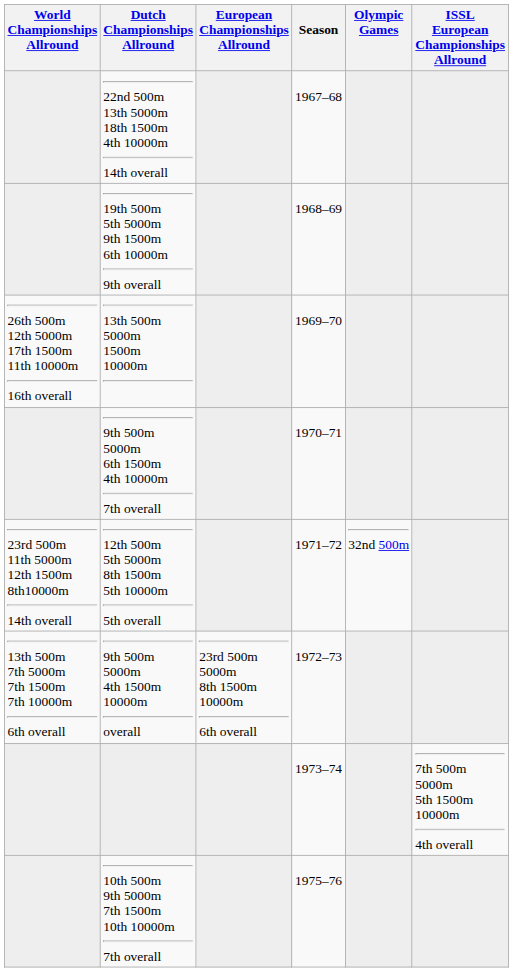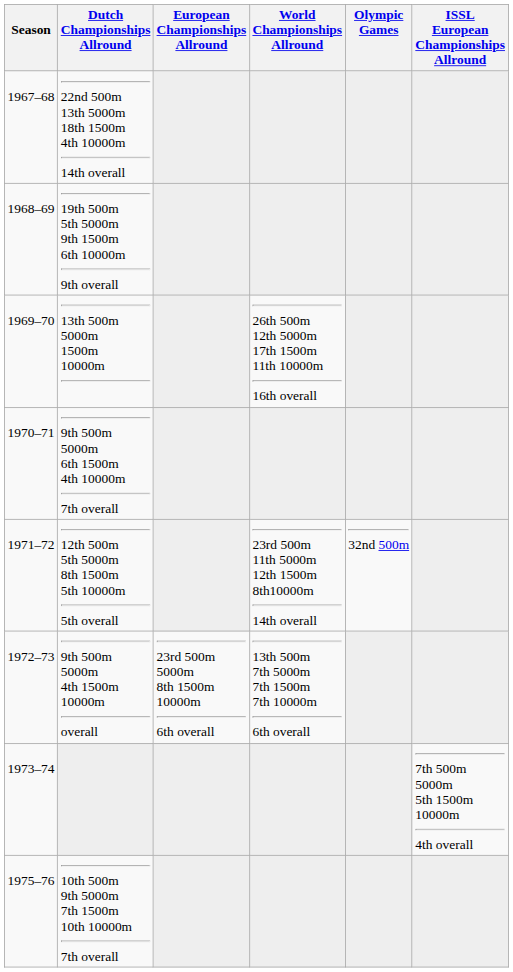columns swapped: (319, 30) <-> (52, 30)
